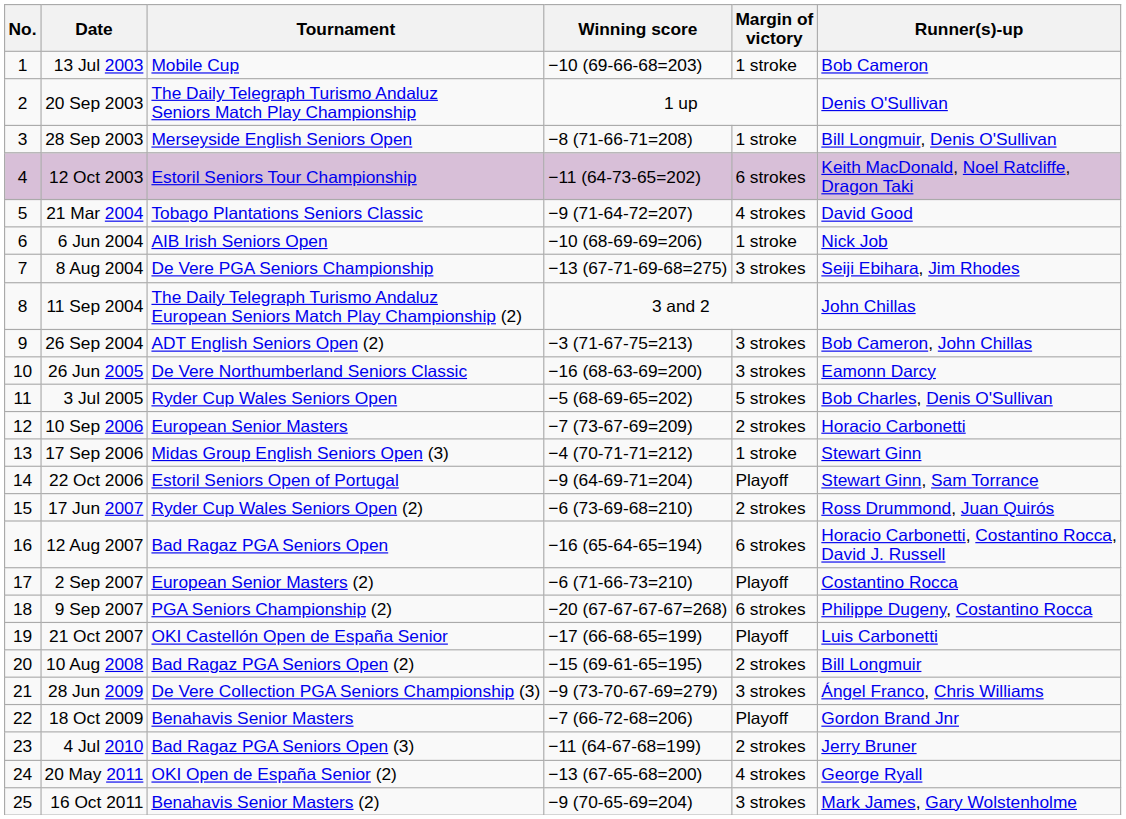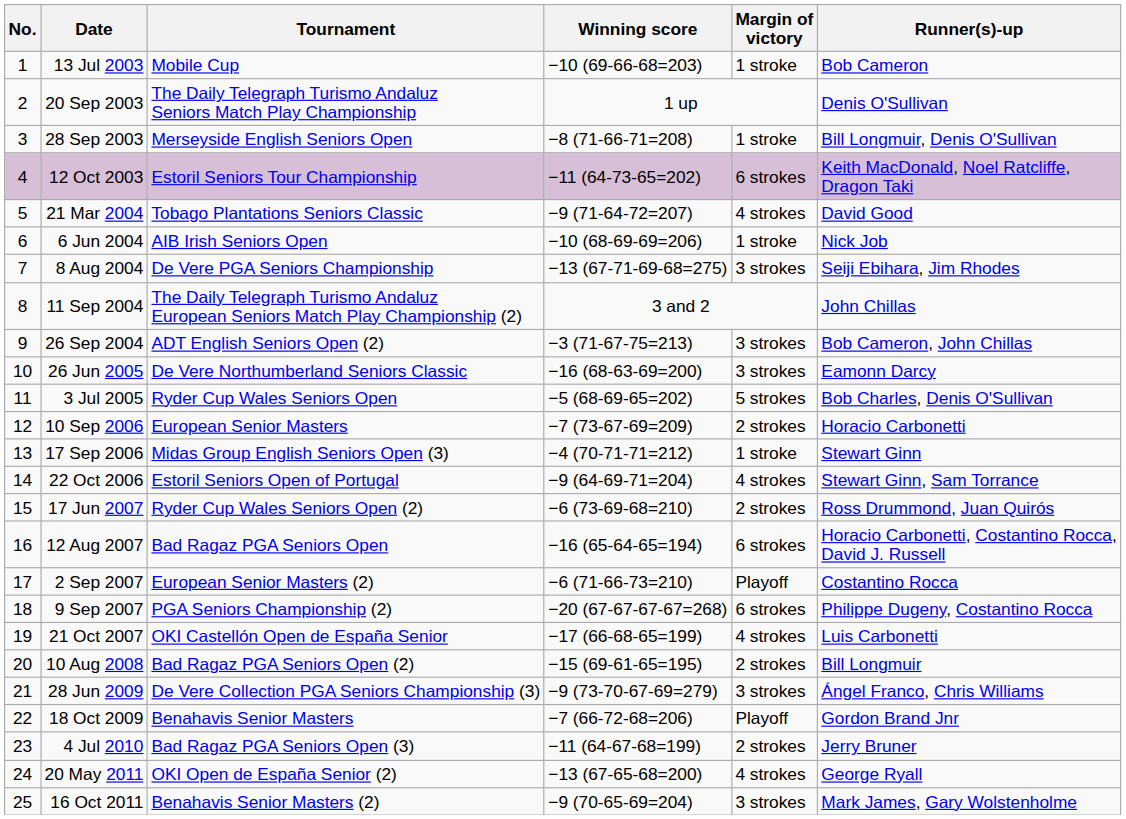(762, 480) Playoff -> (771, 480) 4 strokes
(762, 637) Playoff -> (771, 637) 4 strokes
